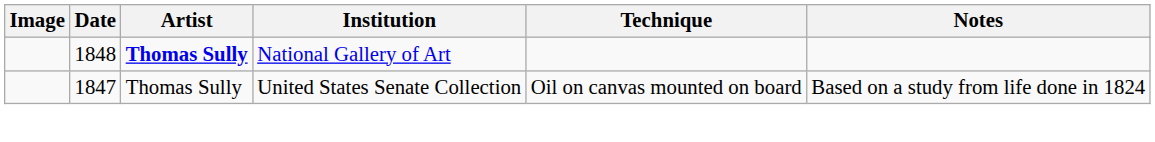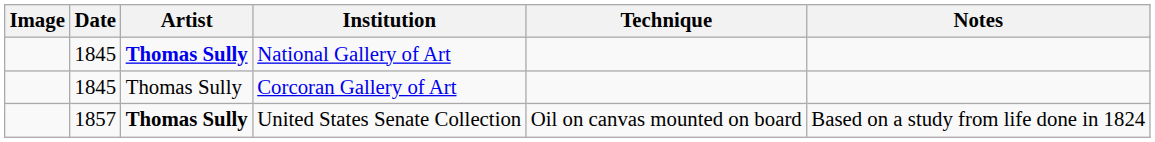(95, 53) 1848 -> (95, 53) 1845
+ row: (357, 86)
(95, 86) 1847 -> (95, 119) 1857
(184, 86) normal -> (187, 119) bold
